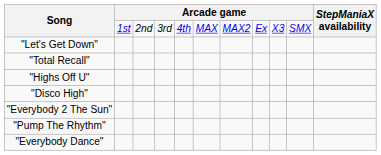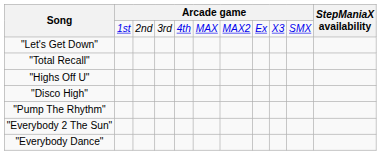rows swapped: (59, 126) <-> (59, 110)
